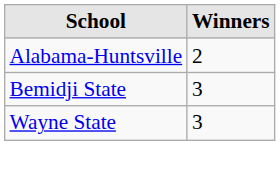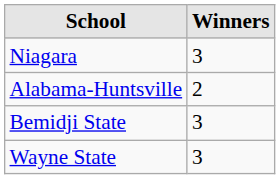+ row: (43, 55)
